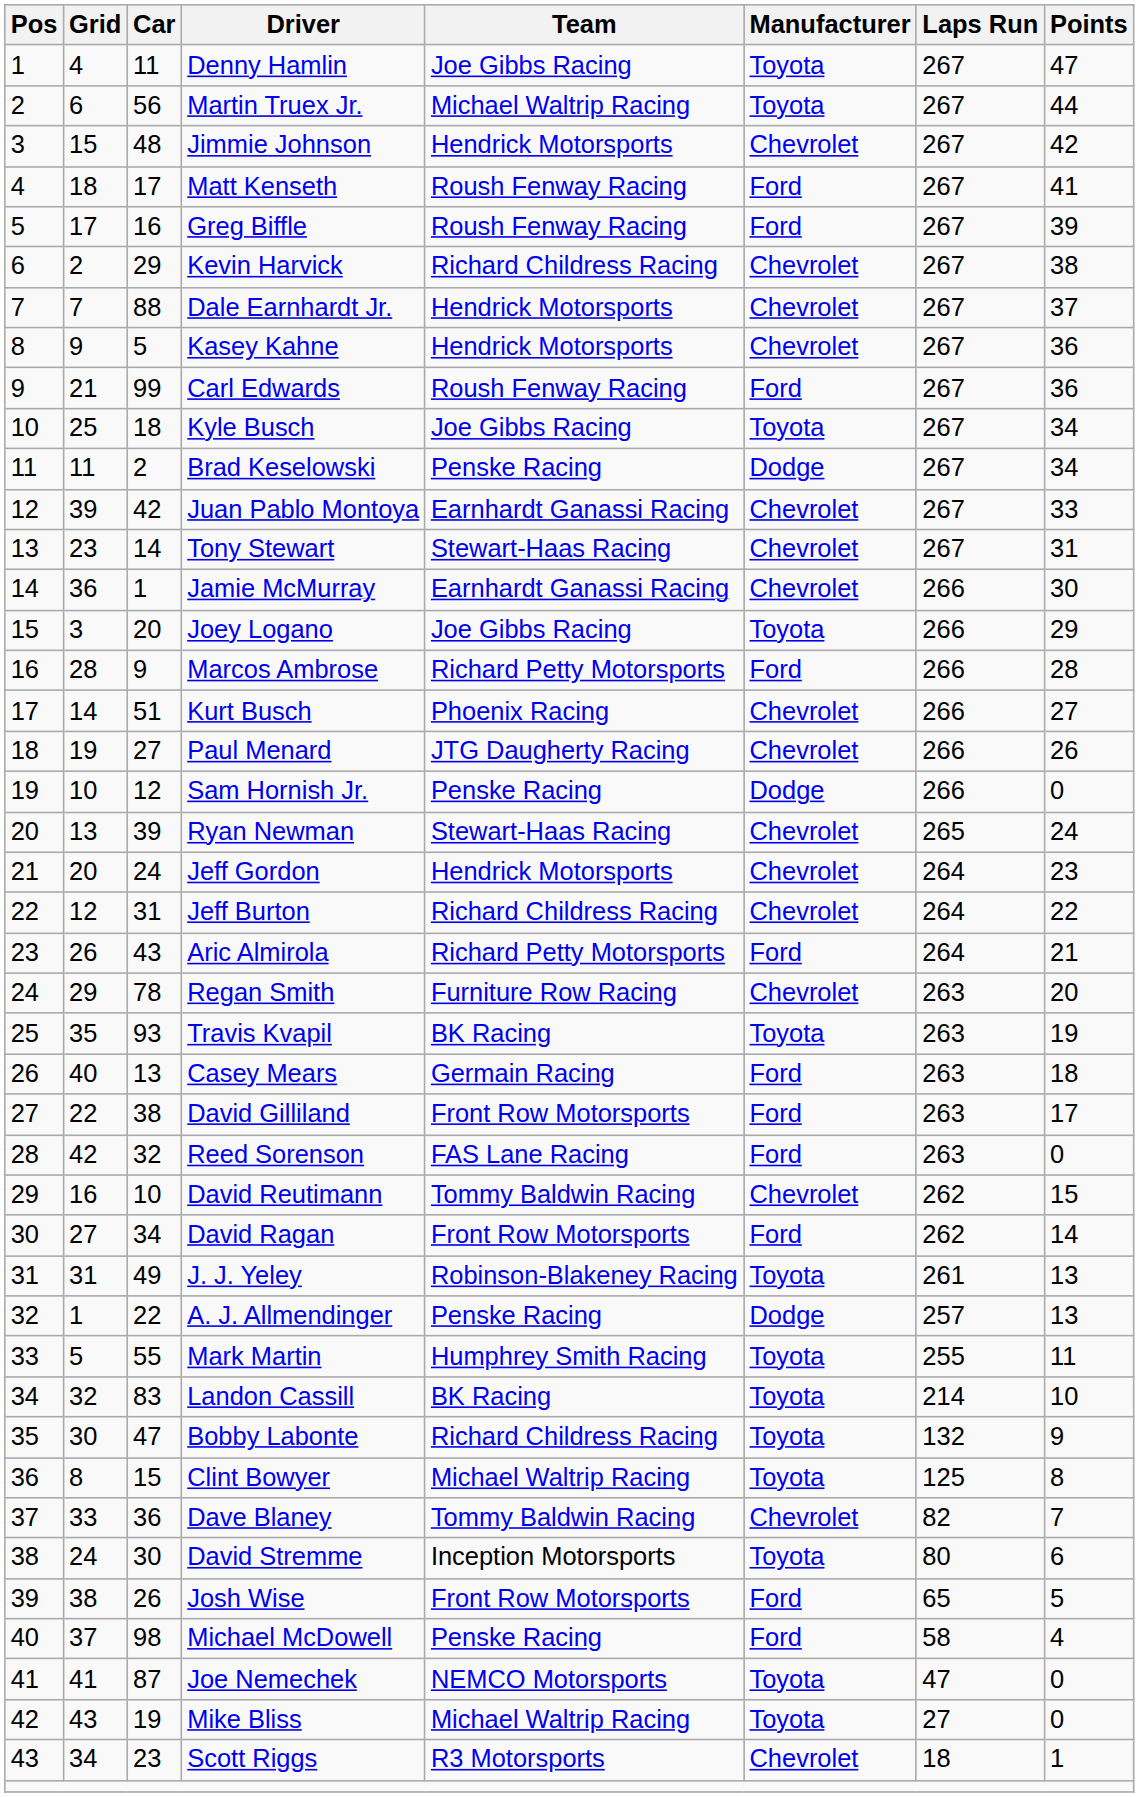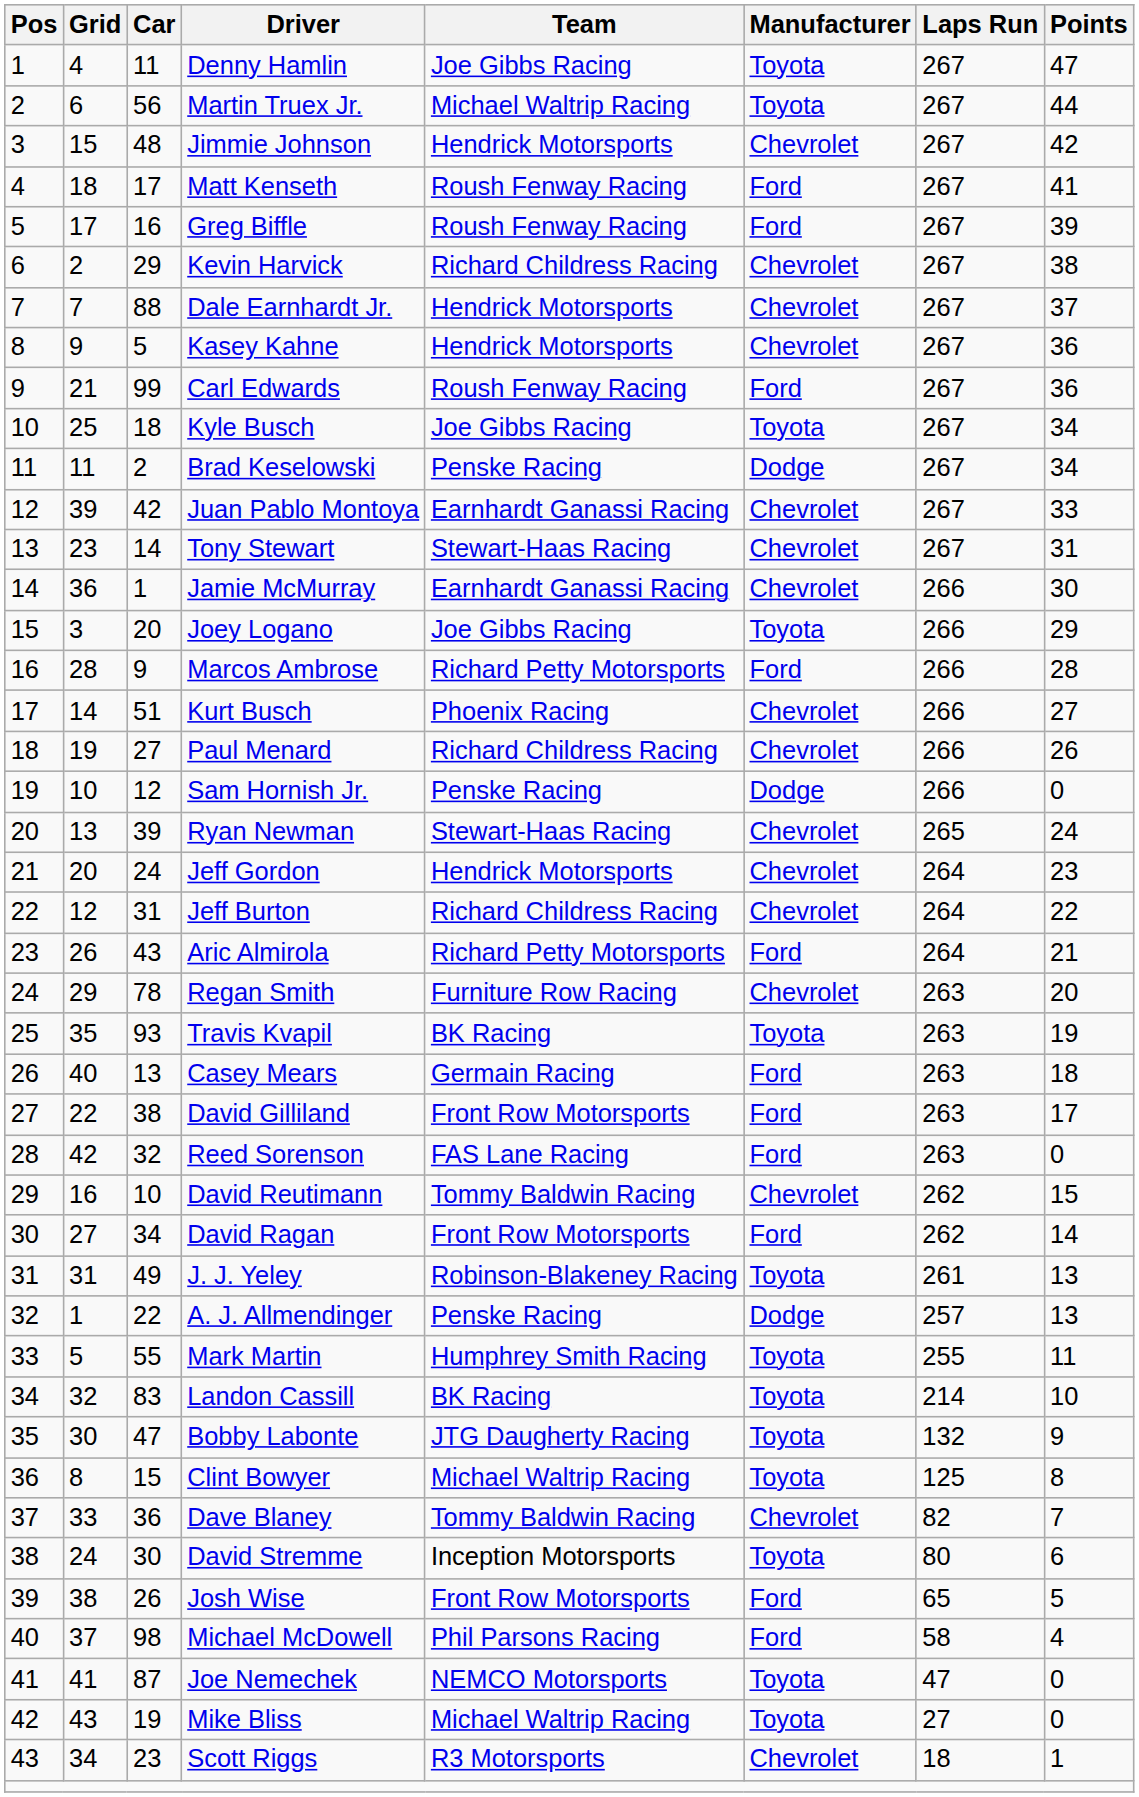(560, 750) JTG Daugherty Racing -> (574, 750) Richard Childress Racing
(574, 1436) Richard Childress Racing -> (560, 1436) JTG Daugherty Racing
(516, 1638) Penske Racing -> (545, 1638) Phil Parsons Racing
